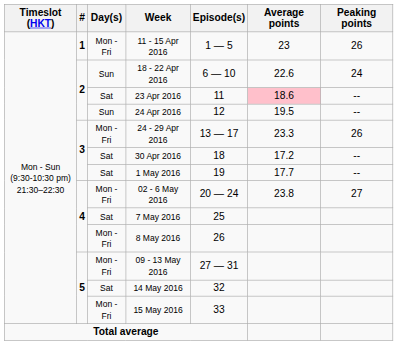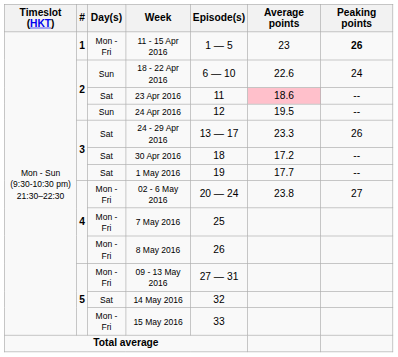(357, 46) normal -> (357, 46) bold
(106, 134) Mon - Fri -> (106, 134) Sat
(106, 217) Sat -> (106, 222) Mon - Fri
